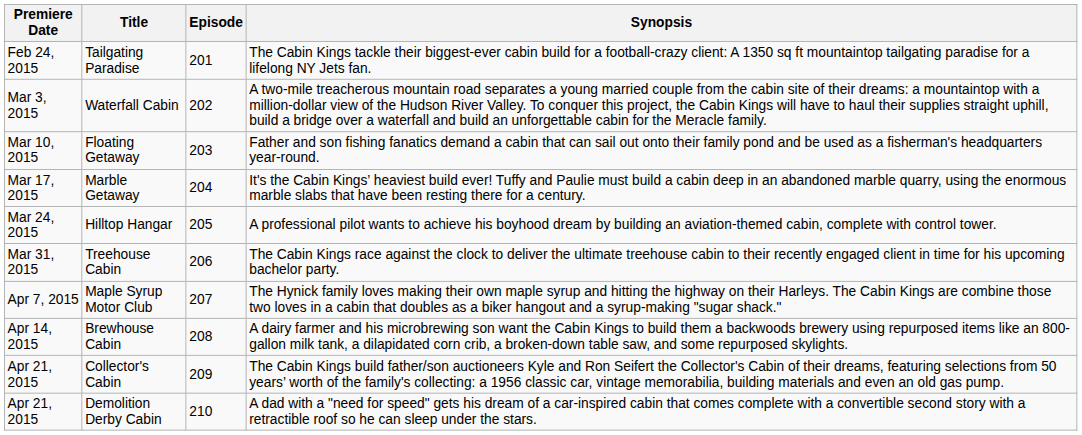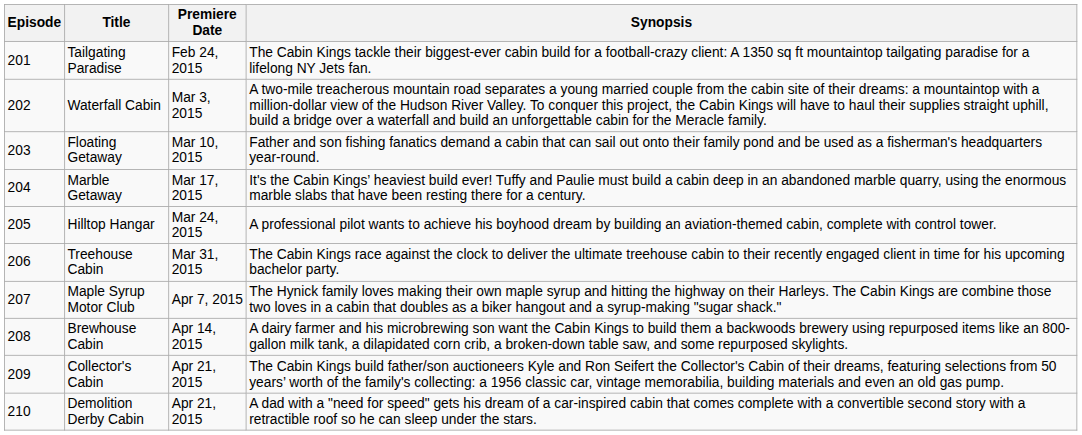columns swapped: (216, 23) <-> (43, 23)
